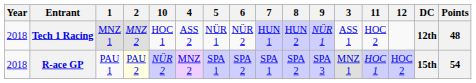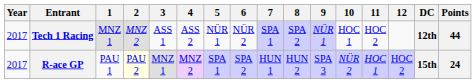columns swapped: (348, 12) <-> (162, 12)
(17, 35) 2018 -> (17, 35) 2017
(269, 35) HUN 1 -> (270, 35) SPA 1
(296, 35) HUN 2 -> (297, 35) SPA 2
(455, 35) 48 -> (455, 35) 44
(17, 64) 2018 -> (17, 64) 2017
(269, 64) SPA 1 -> (270, 64) HUN 1
(296, 64) SPA 2 -> (297, 64) HUN 2
(455, 64) 54 -> (455, 64) 24
